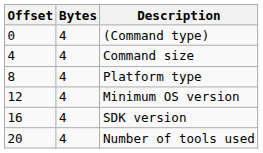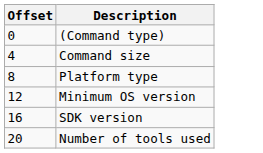- column: (78, 15)
